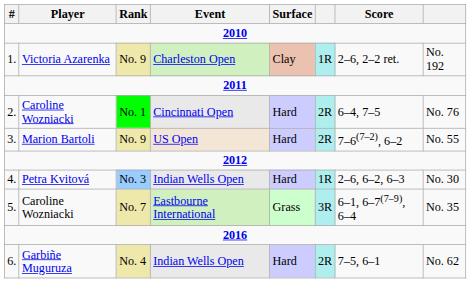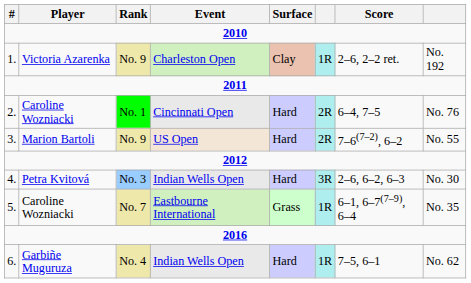(325, 179) 1R -> (325, 179) 3R
(325, 207) 3R -> (325, 207) 1R
(325, 261) 2R -> (325, 261) 1R
